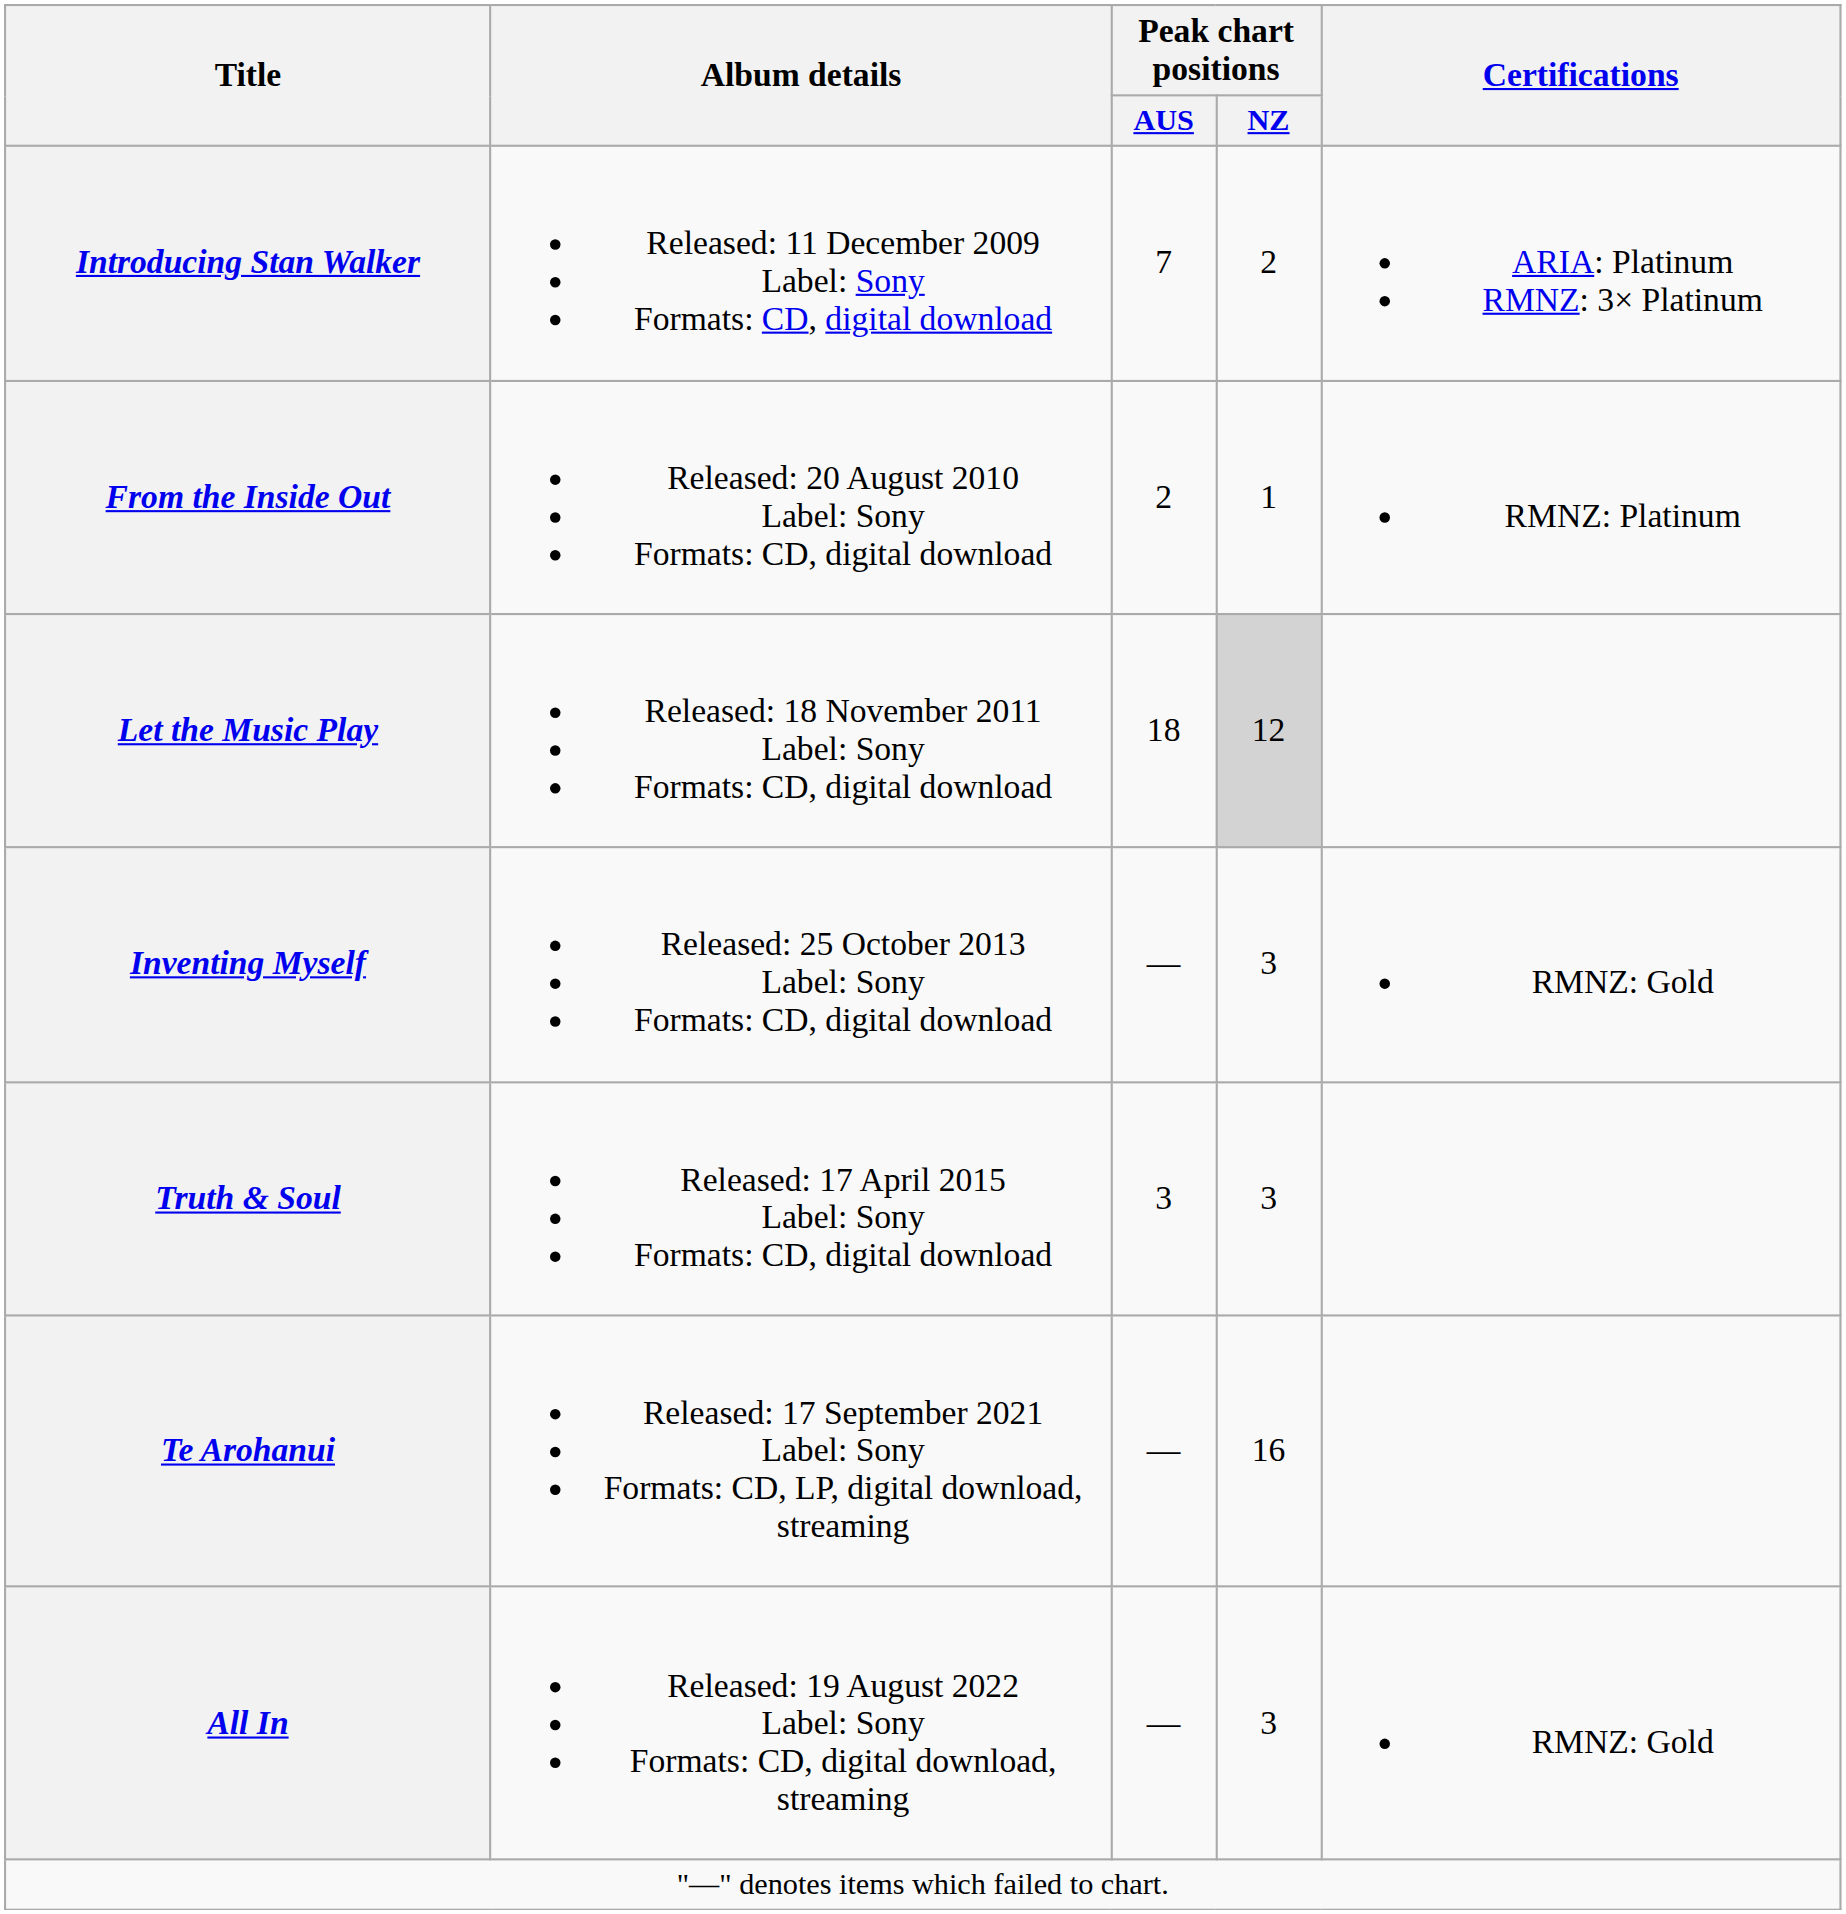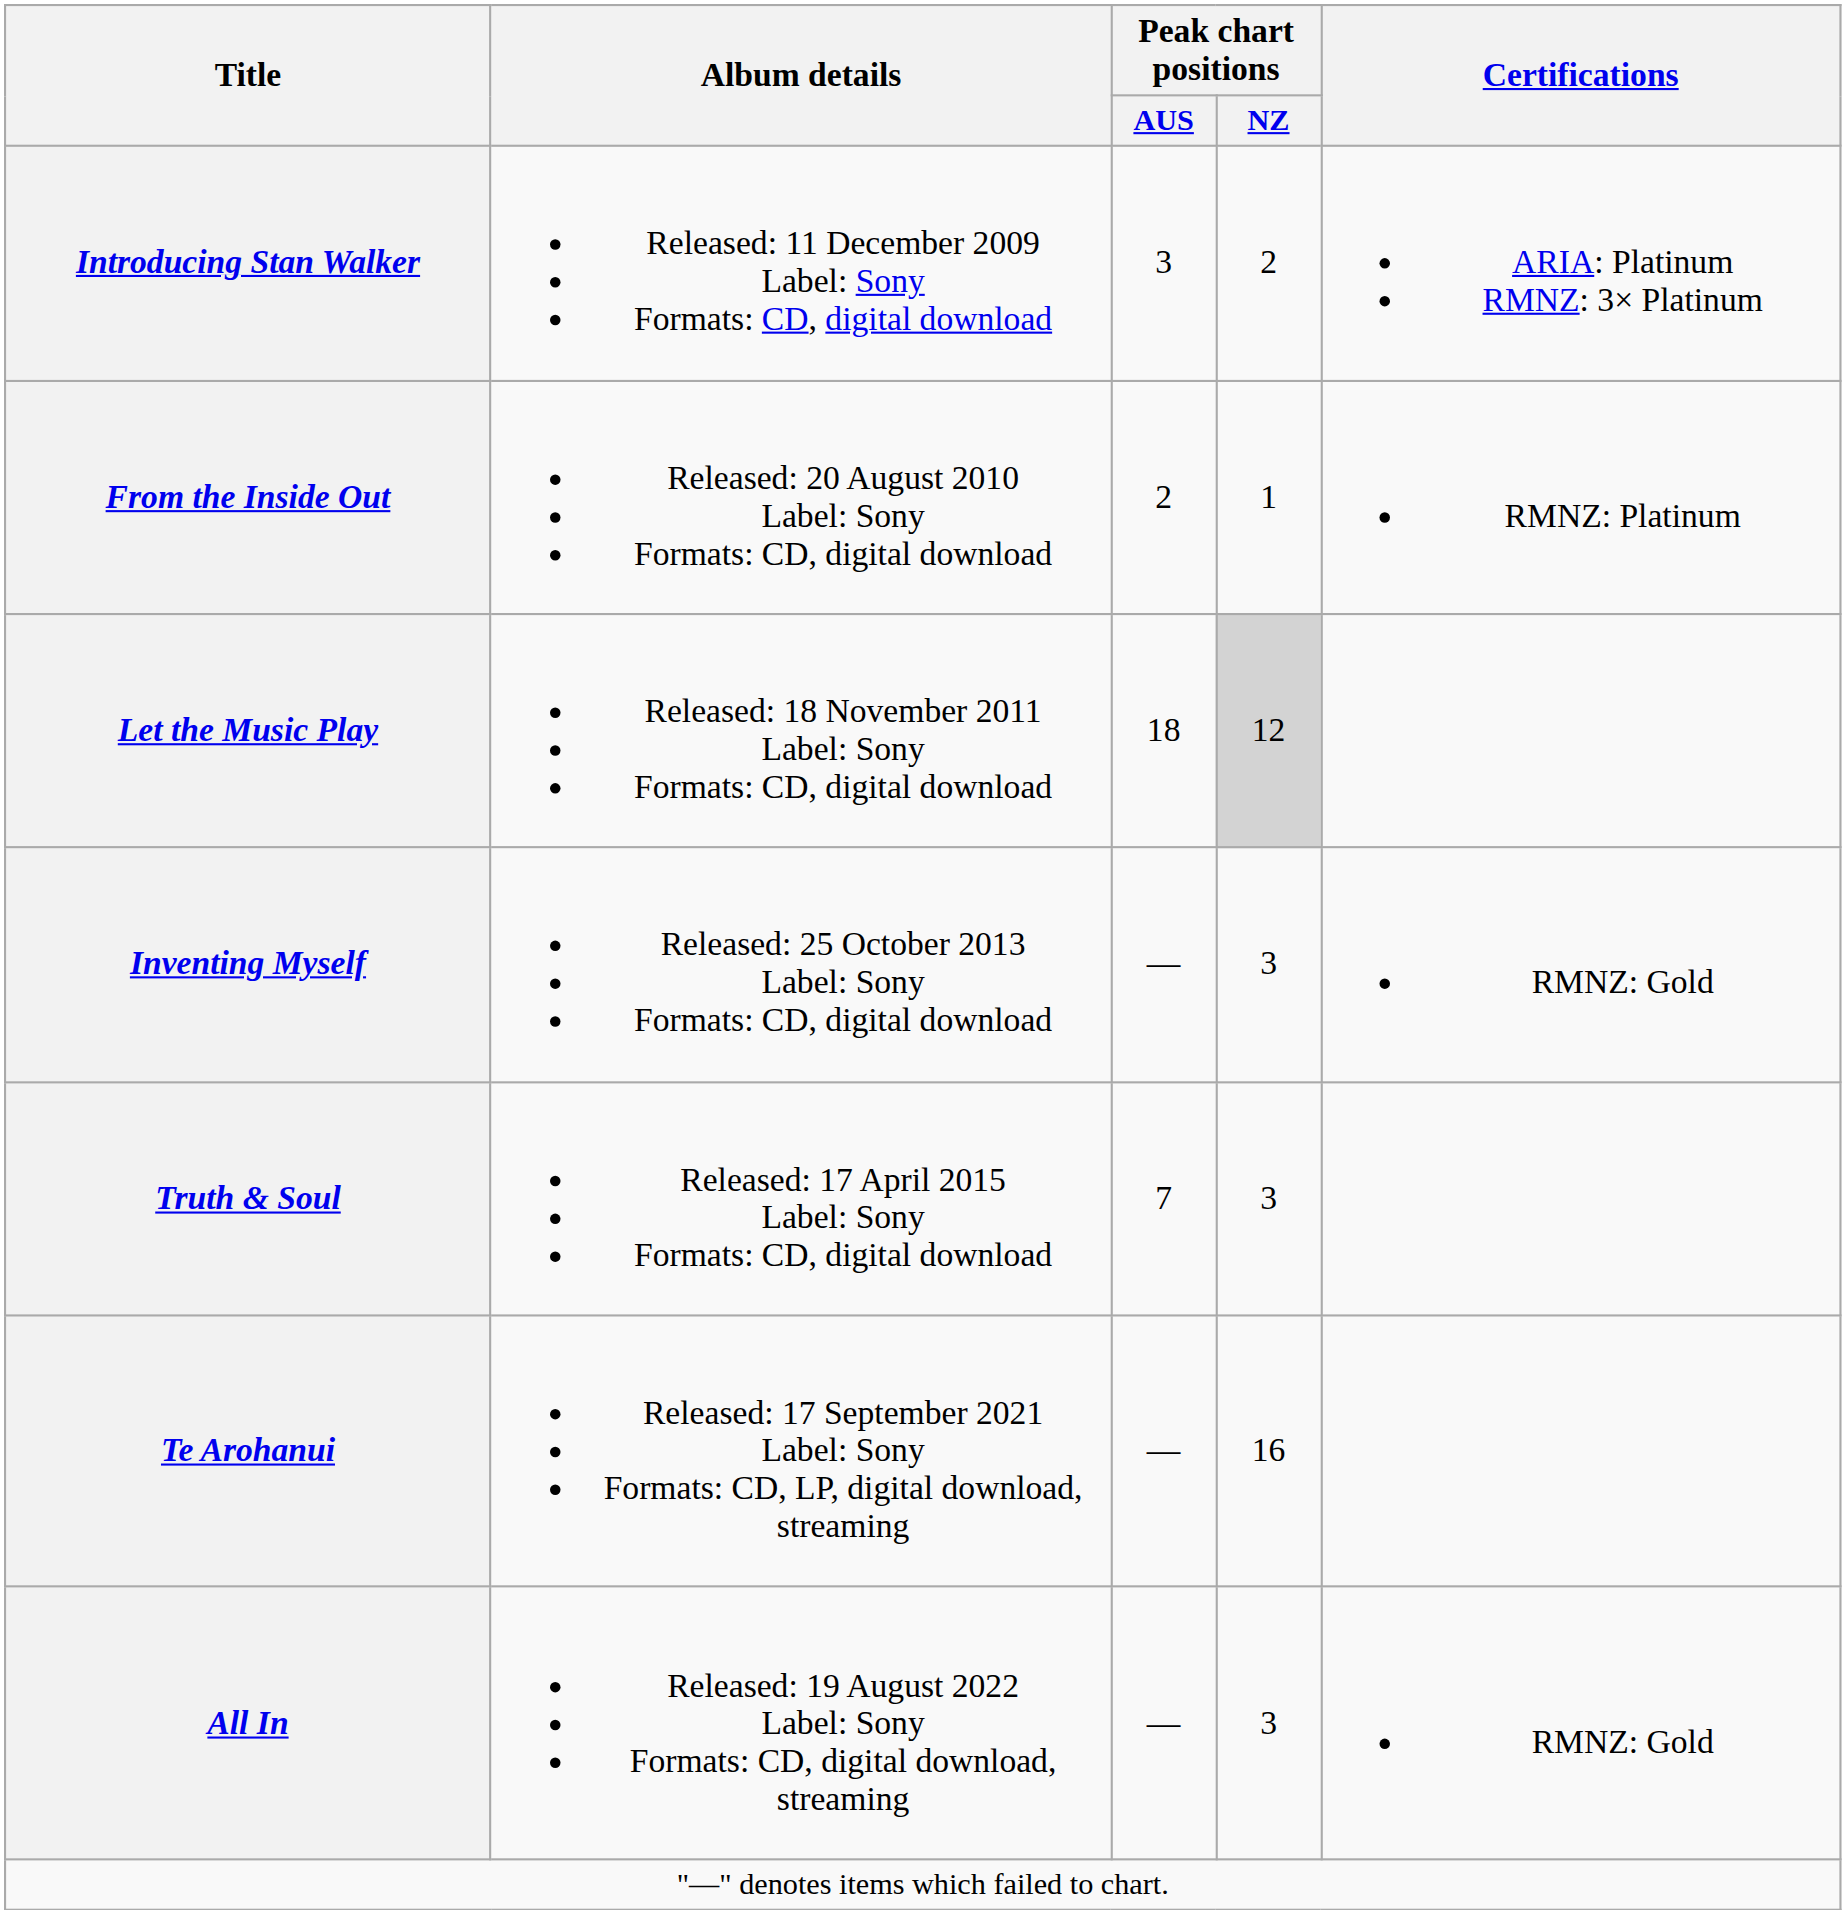(1164, 262) 7 -> (1164, 262) 3
(1164, 1197) 3 -> (1164, 1197) 7
